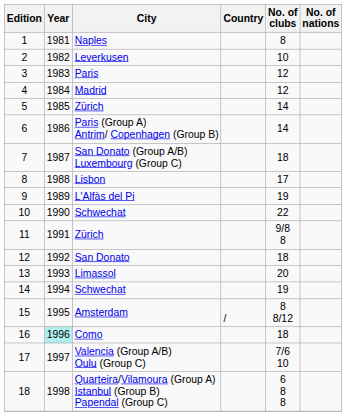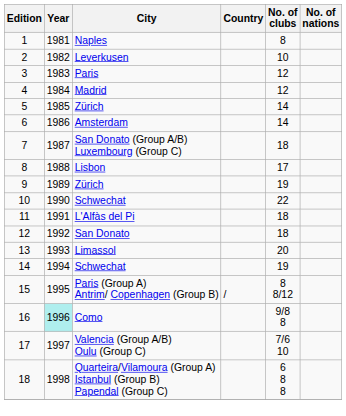(147, 129) Paris (Group A) Antrim/ Copenhagen (Group B) -> (101, 123) Amsterdam
(105, 196) L'Alfàs del Pi -> (89, 184) Zürich
(89, 235) Zürich -> (105, 217) L'Alfàs del Pi
(283, 235) 9/8 8 -> (283, 217) 18
(101, 312) Amsterdam -> (147, 289) Paris (Group A) Antrim/ Copenhagen (Group B)
(283, 335) 18 -> (283, 317) 9/8 8
